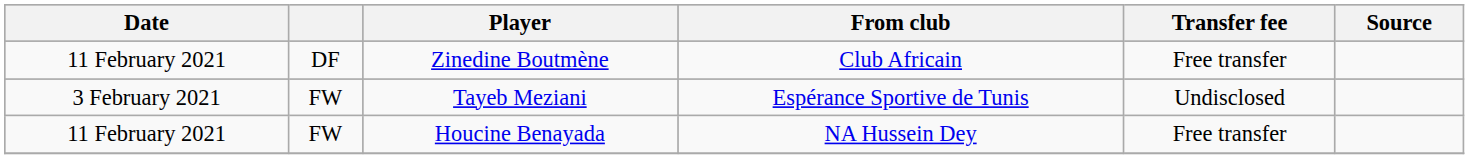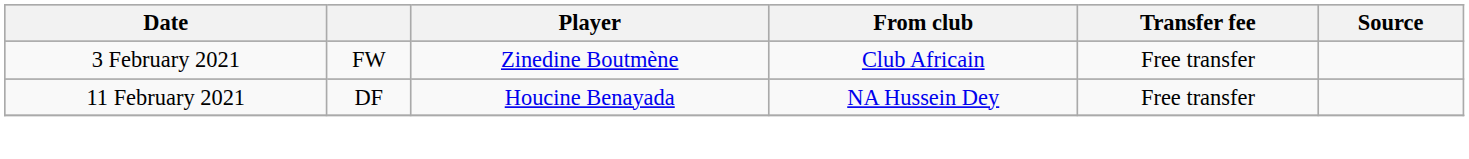(147, 59) 11 February 2021 -> (166, 59) 3 February 2021
(325, 59) DF -> (369, 59) FW
- row: (520, 96)
(325, 133) FW -> (369, 96) DF
